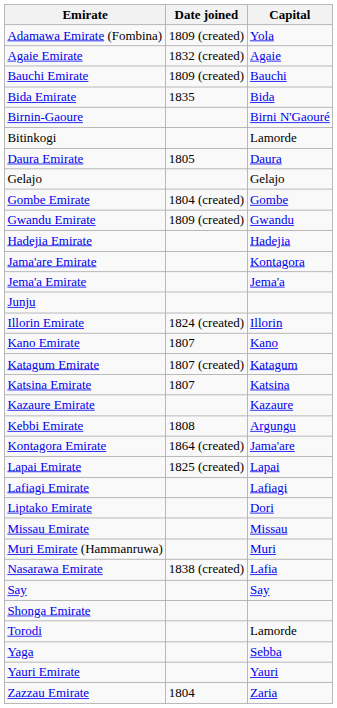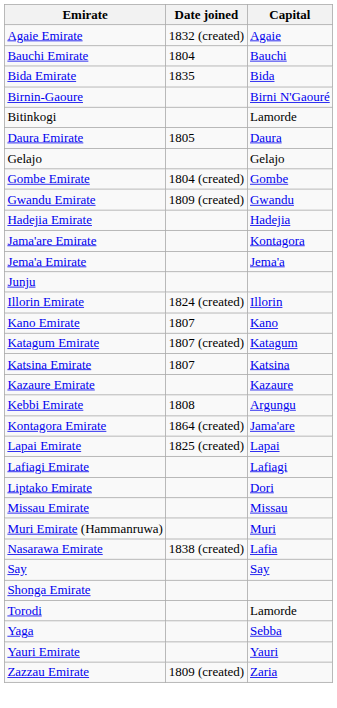- row: (85, 35)
(206, 76) 1809 (created) -> (182, 55) 1804
(182, 693) 1804 -> (206, 672) 1809 (created)
